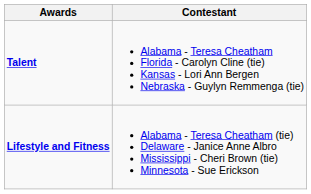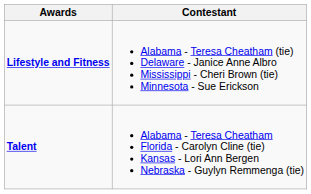rows swapped: (58, 147) <-> (22, 63)
